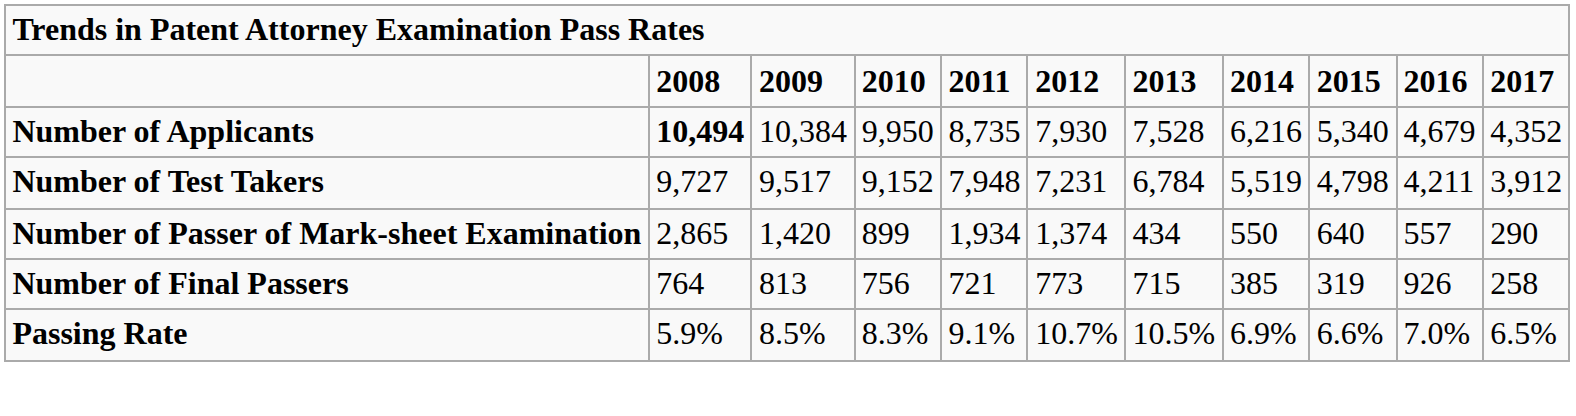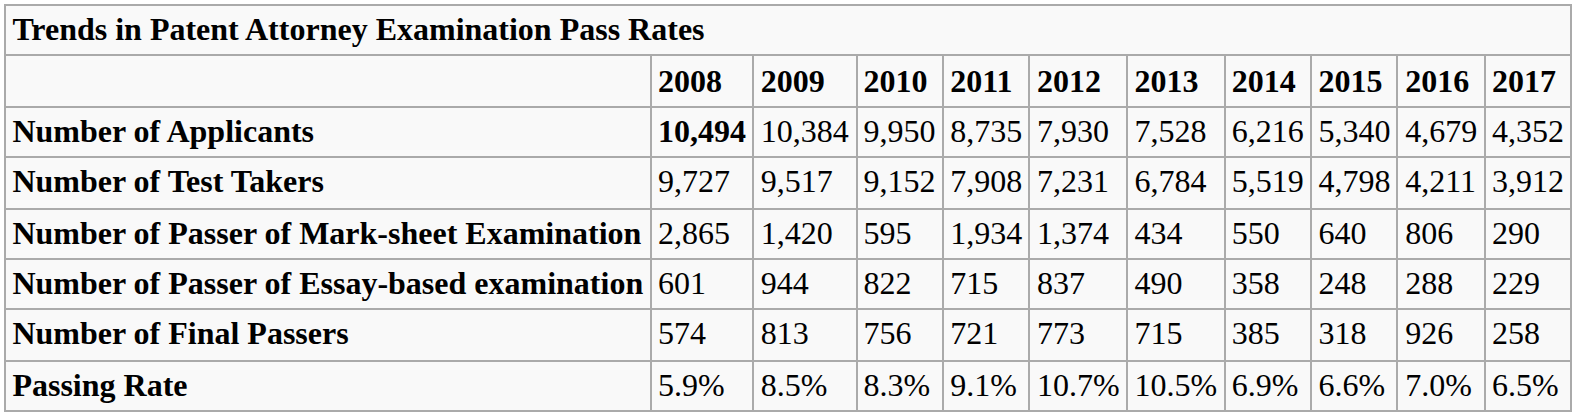(984, 182) 7,948 -> (986, 182) 7,908
(886, 232) 899 -> (887, 232) 595
(1427, 232) 557 -> (1429, 232) 806
+ row: (328, 283)
(680, 283) 764 -> (682, 334) 574
(1341, 283) 319 -> (1343, 334) 318
